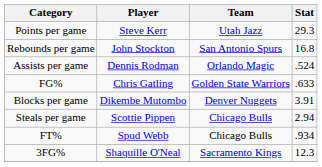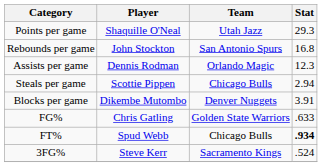(143, 30) Steve Kerr -> (143, 30) Shaquille O'Neal
(305, 65) .524 -> (305, 65) 12.3
rows swapped: (51, 118) <-> (51, 83)
(305, 135) normal -> (305, 135) bold
(143, 153) Shaquille O'Neal -> (143, 153) Steve Kerr
(305, 153) 12.3 -> (305, 153) .524
